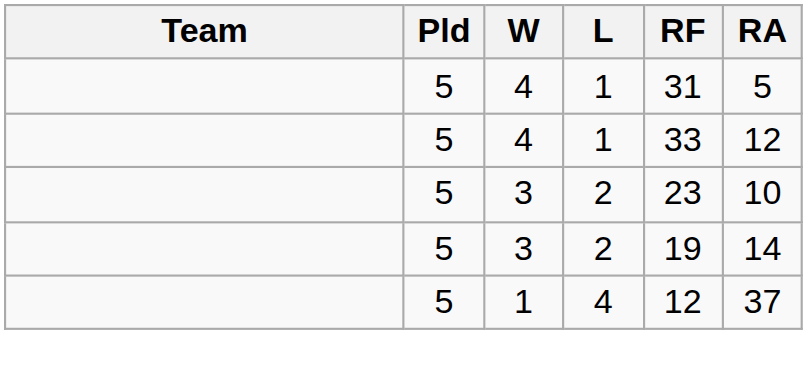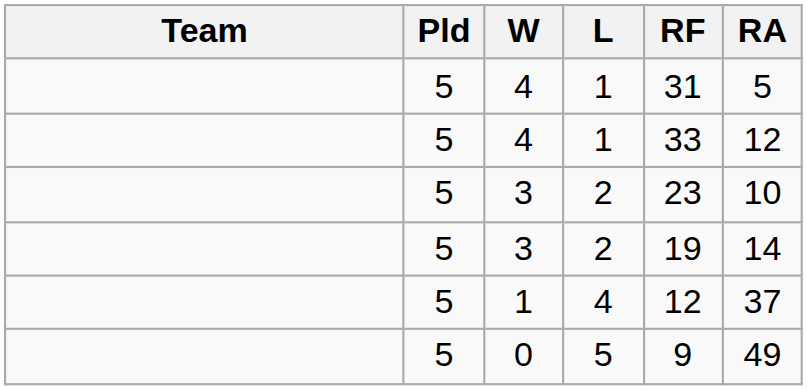+ row: (524, 355)
